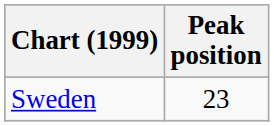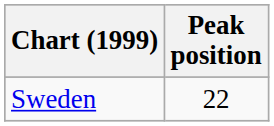(216, 98) 23 -> (216, 98) 22
